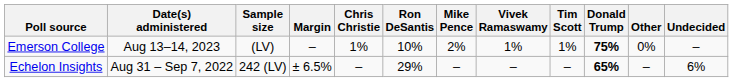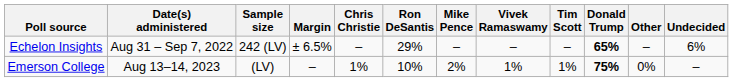rows swapped: (56, 47) <-> (56, 67)
